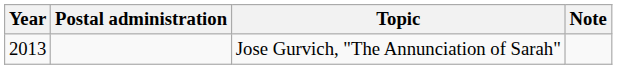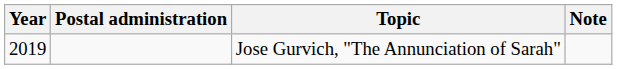(28, 49) 2013 -> (28, 49) 2019
